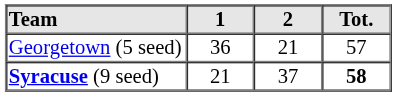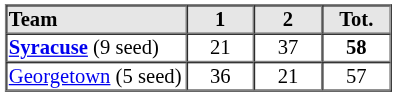rows swapped: (84, 76) <-> (95, 47)
